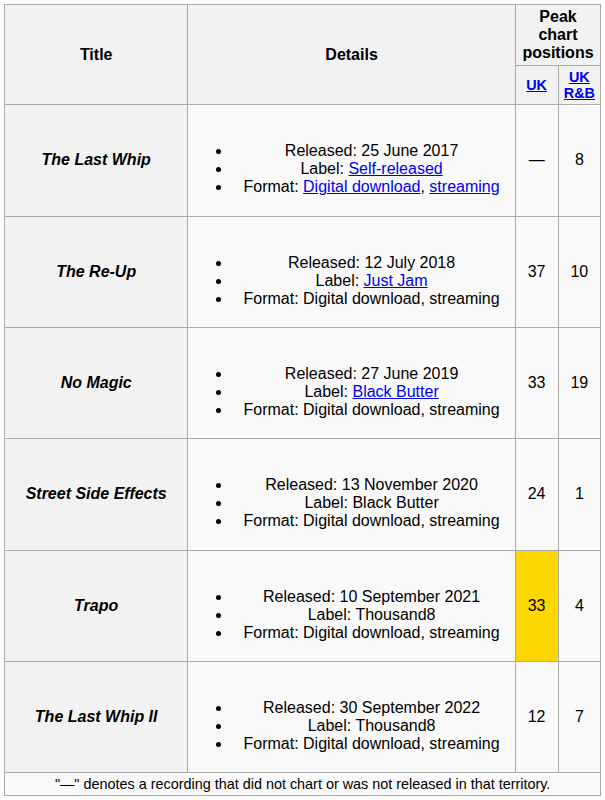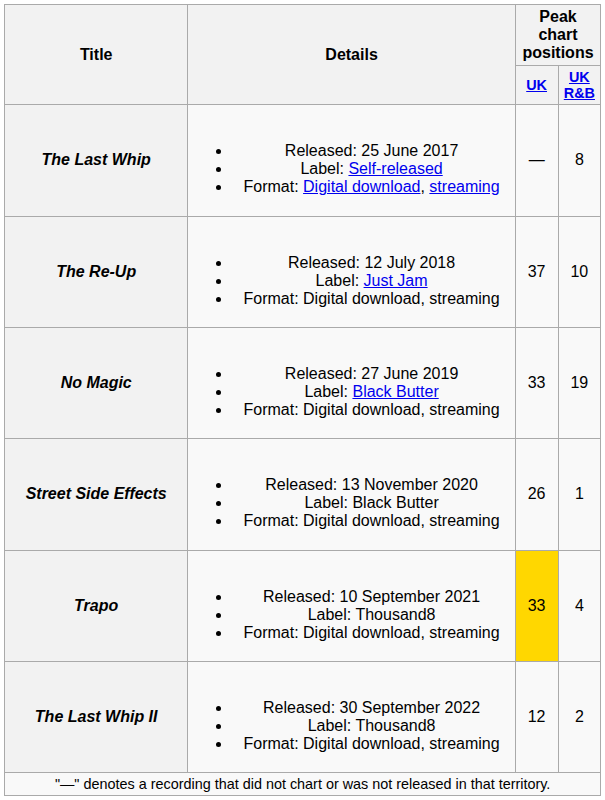(537, 494) 24 -> (537, 494) 26
(579, 717) 7 -> (579, 717) 2
